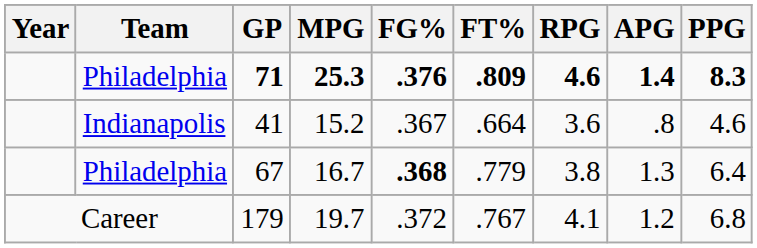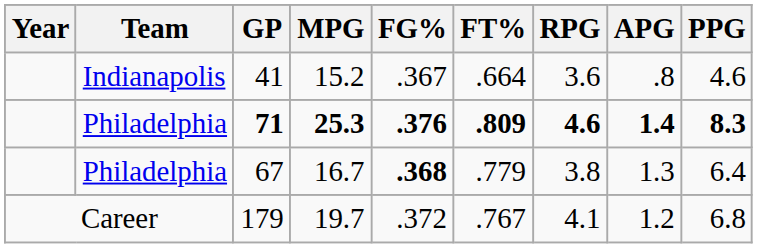rows swapped: (269, 123) <-> (269, 76)
